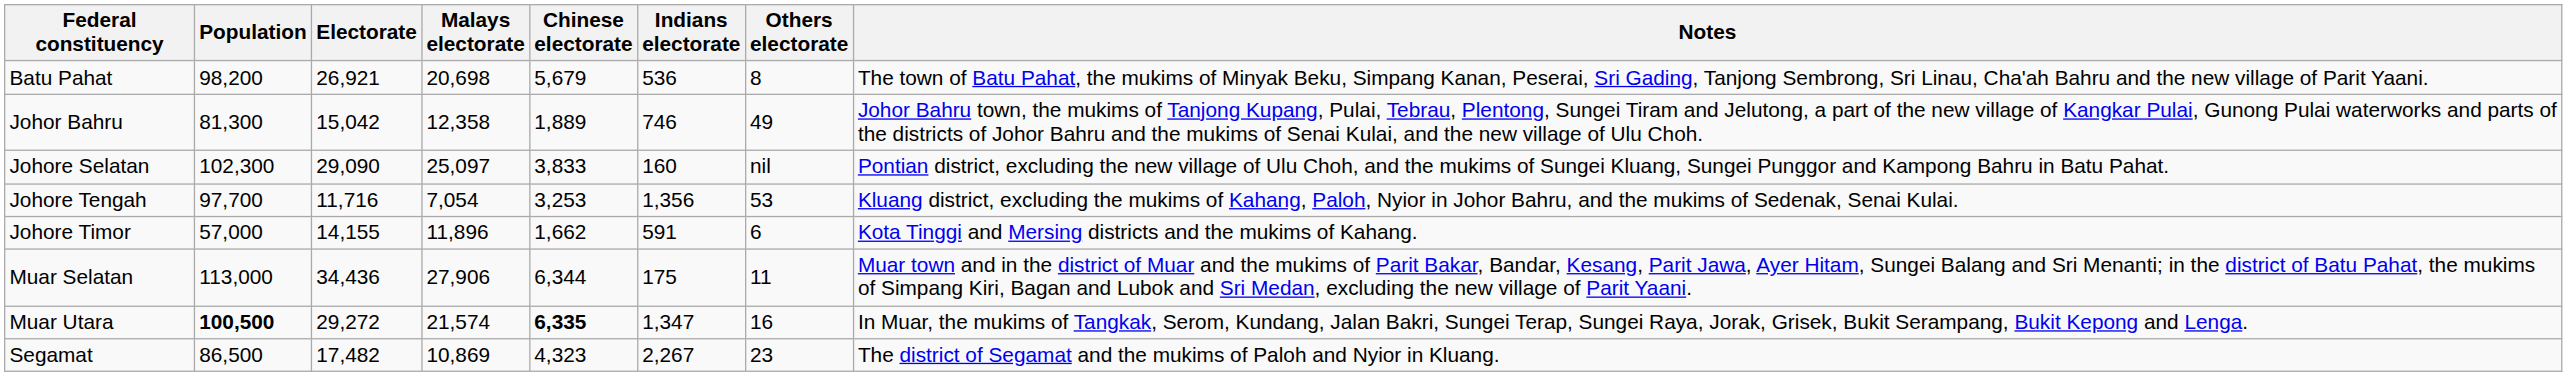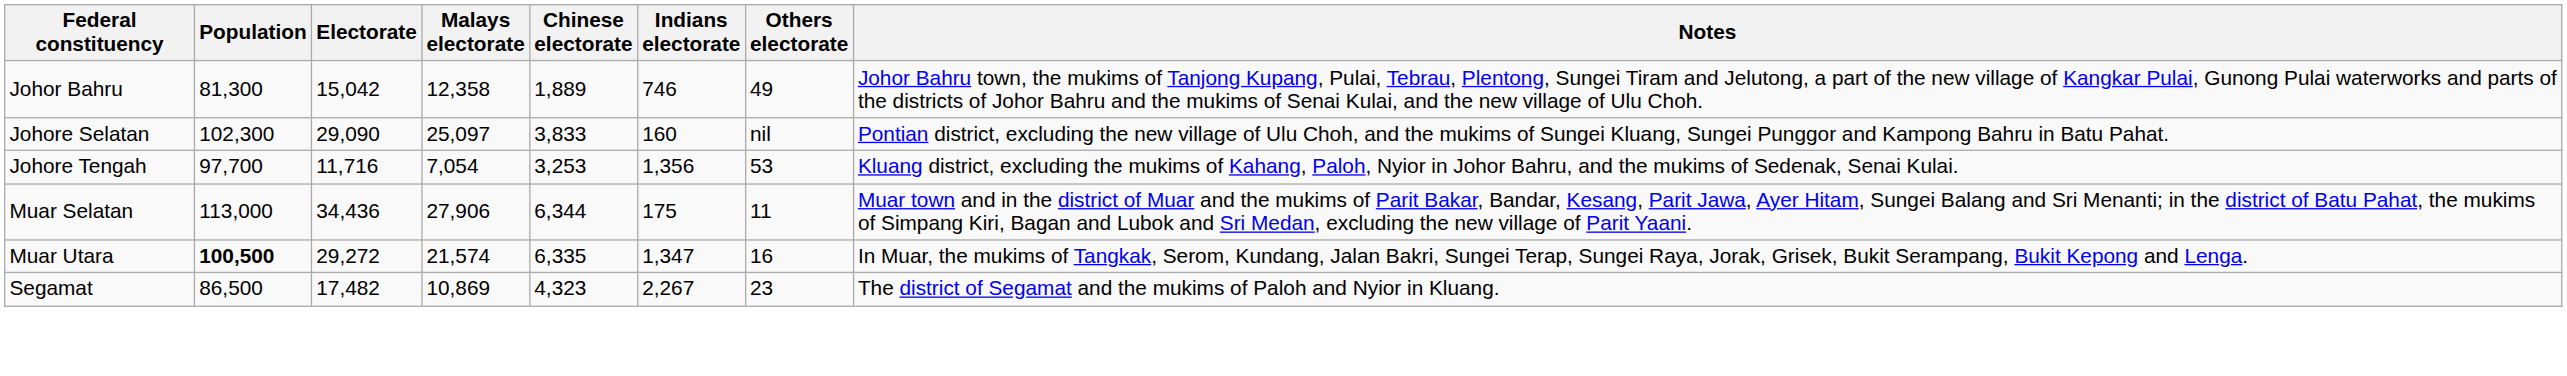- row: (61, 77)
- row: (70, 232)
(560, 322) bold -> (560, 256) normal
